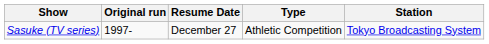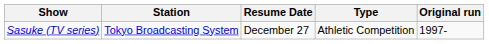columns swapped: (414, 13) <-> (135, 13)
